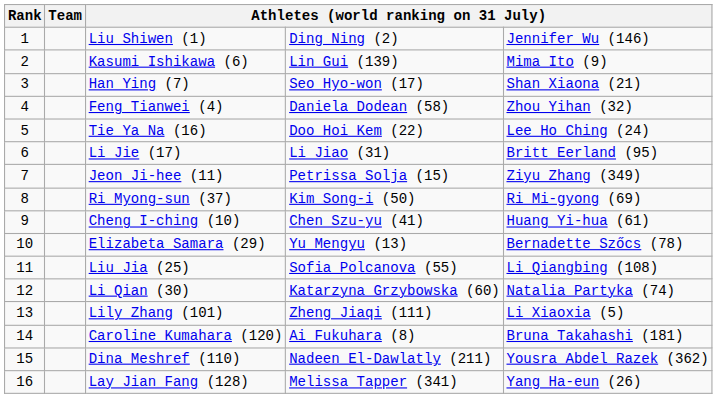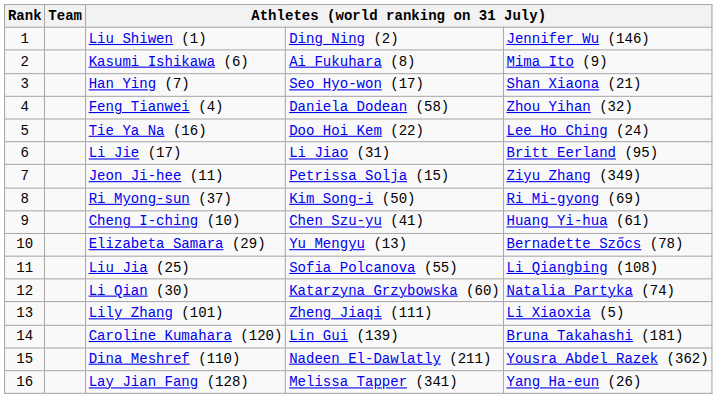(344, 62) Lin Gui (139) -> (352, 62) Ai Fukuhara (8)
(352, 336) Ai Fukuhara (8) -> (344, 336) Lin Gui (139)
